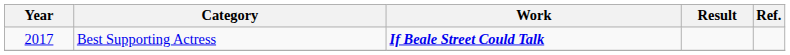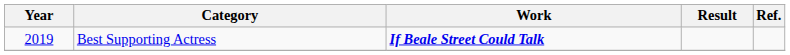(39, 38) 2017 -> (39, 38) 2019
